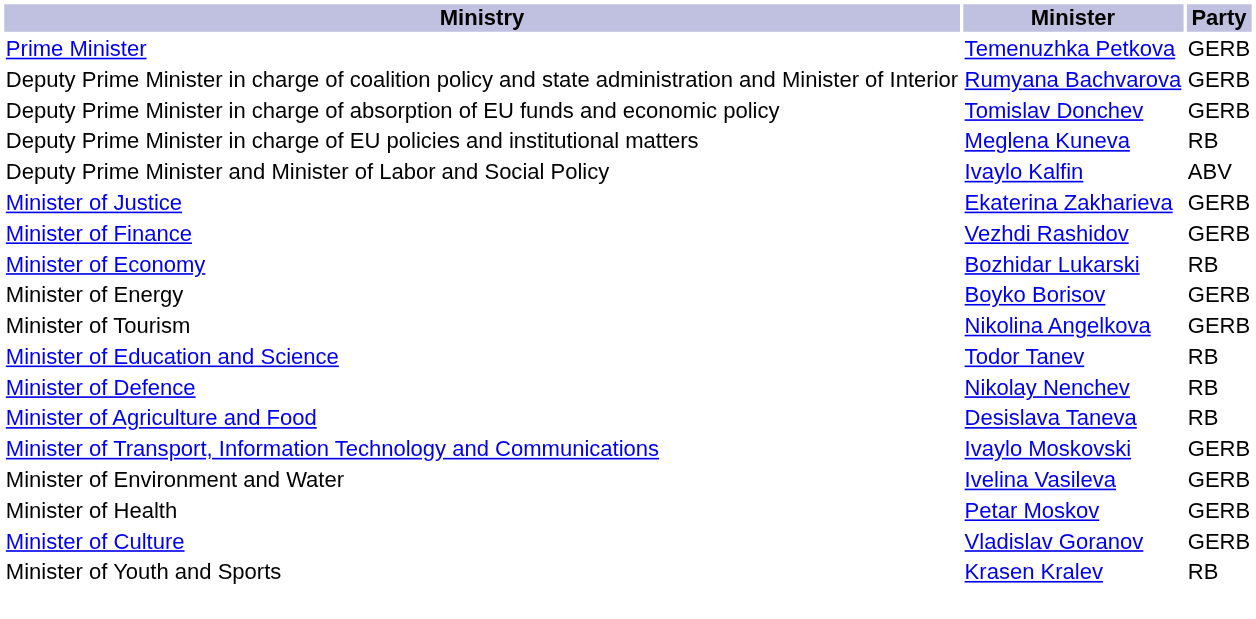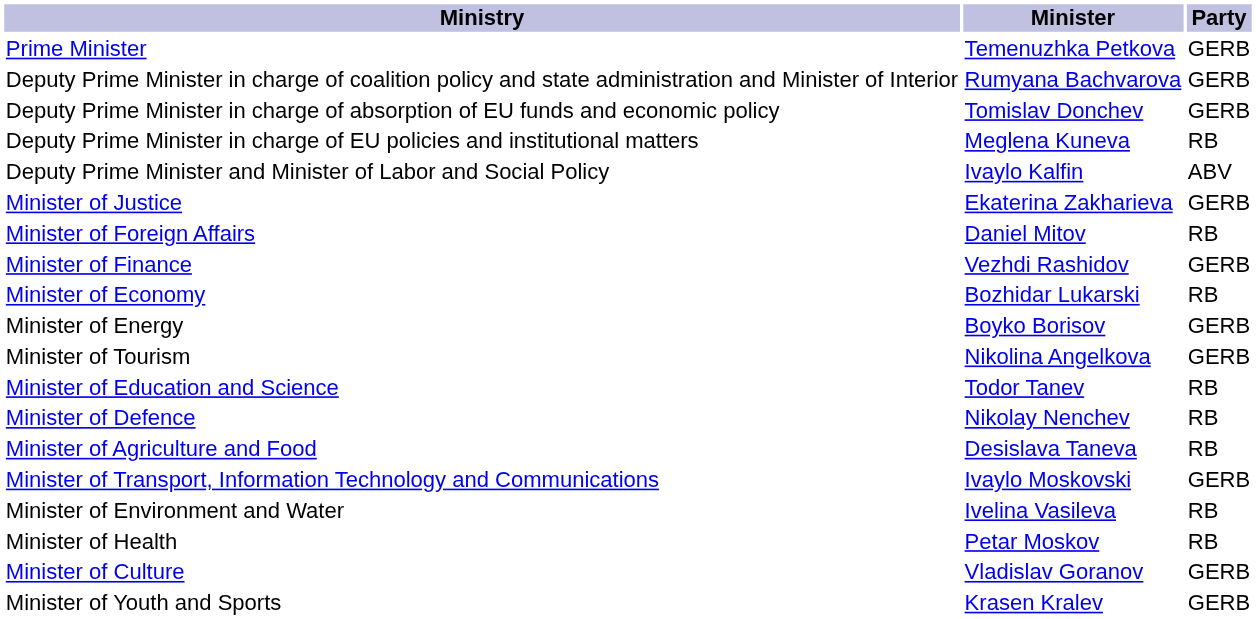+ row: (130, 233)
(1219, 480) GERB -> (1203, 510) RB
(1219, 510) GERB -> (1203, 541) RB
(1203, 572) RB -> (1219, 603) GERB
